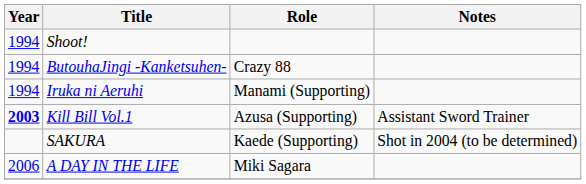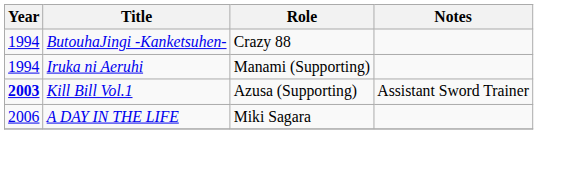- row: (67, 41)
- row: (76, 141)
